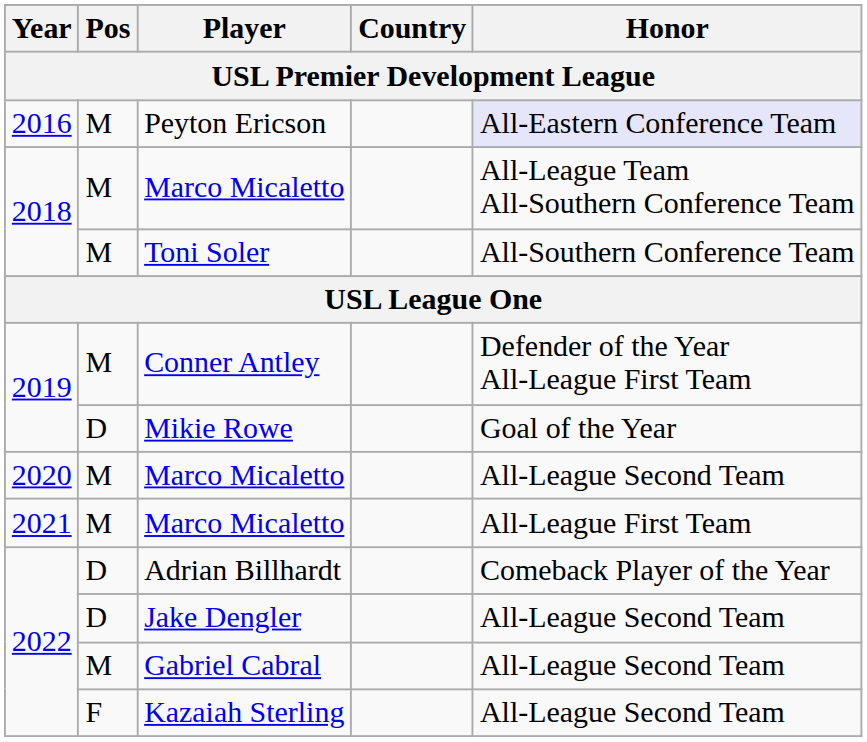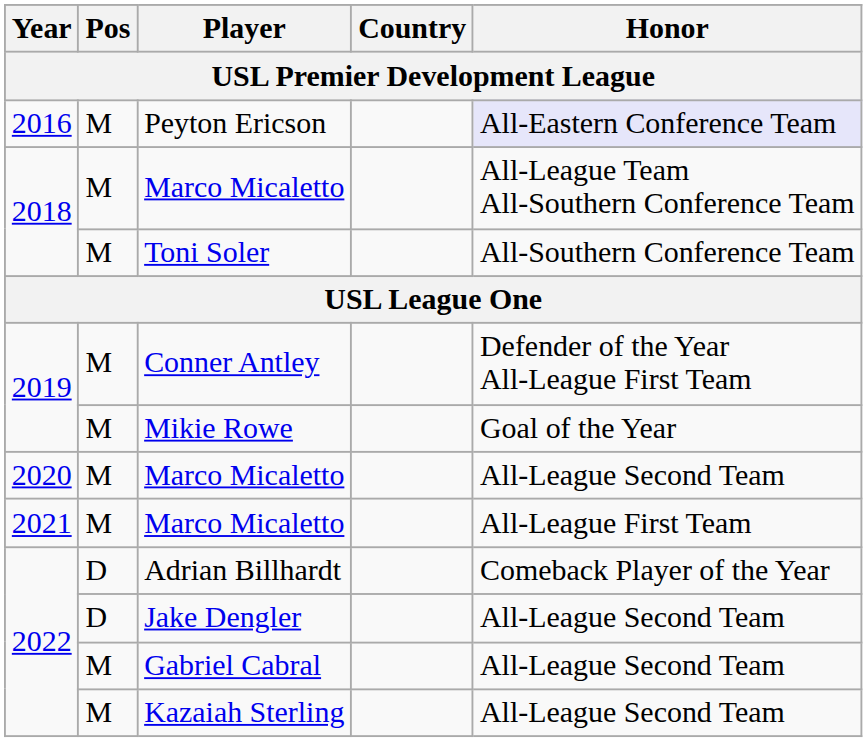(96, 427) D -> (99, 427) M
(94, 712) F -> (99, 712) M
